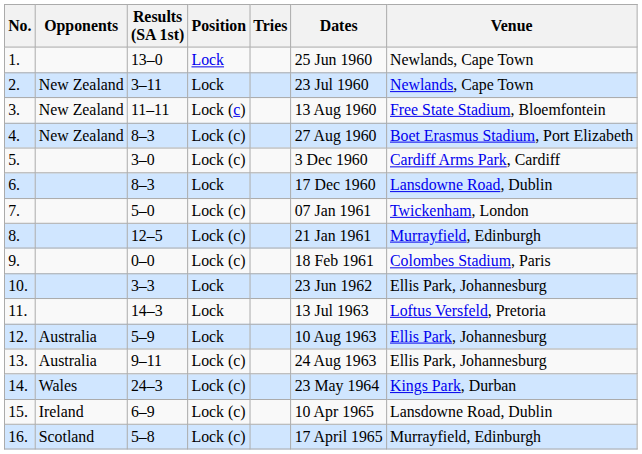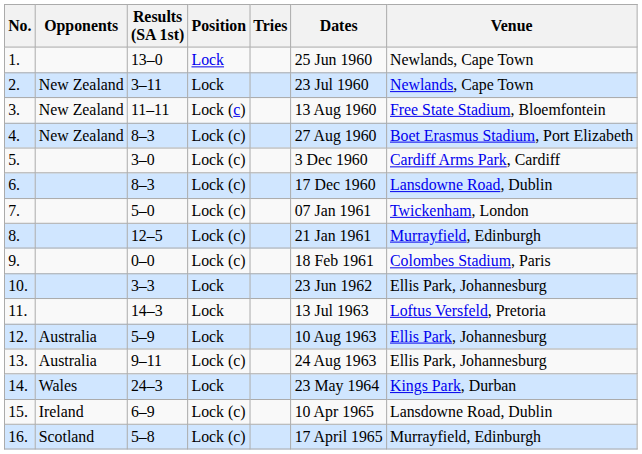(208, 185) Lock -> (219, 185) Lock (c)
(219, 386) Lock (c) -> (208, 386) Lock
